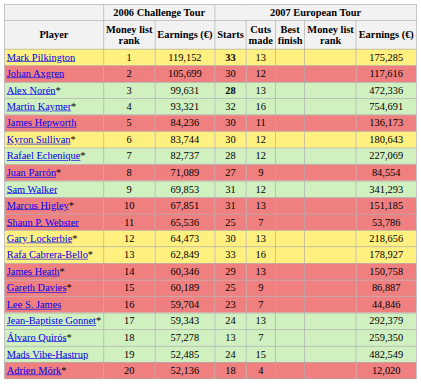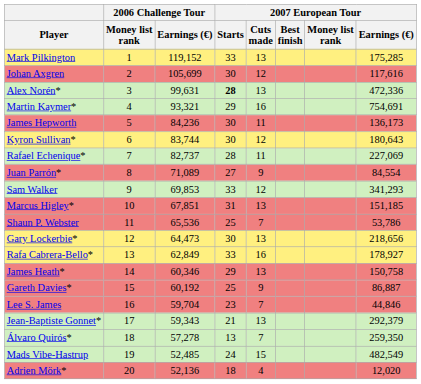(231, 57) bold -> (231, 57) normal
(231, 106) 32 -> (231, 106) 29
(261, 156) 12 -> (261, 156) 11
(231, 189) 31 -> (231, 189) 33
(185, 288) 60,189 -> (185, 288) 60,192
(231, 321) 24 -> (231, 321) 21
